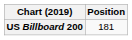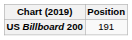(106, 27) 181 -> (106, 27) 191
